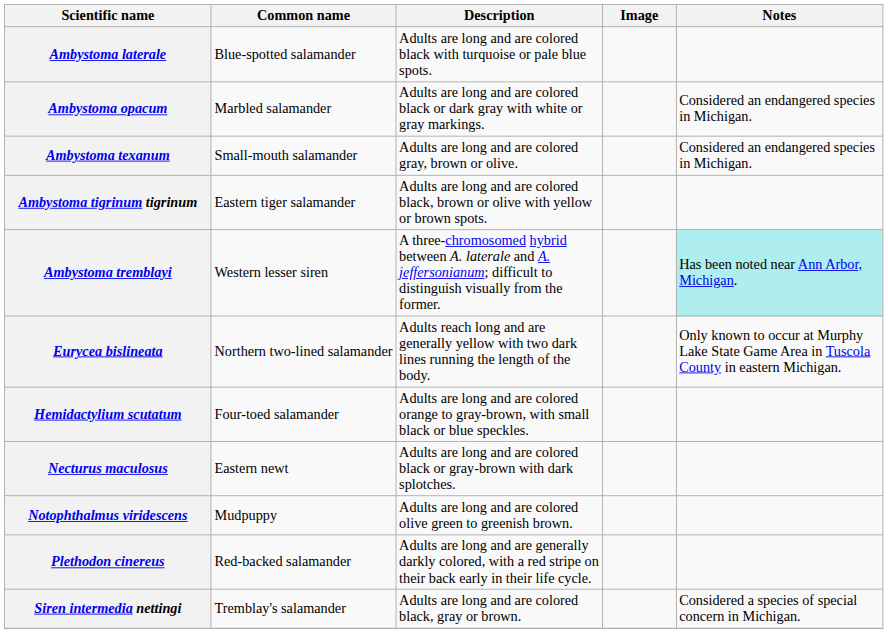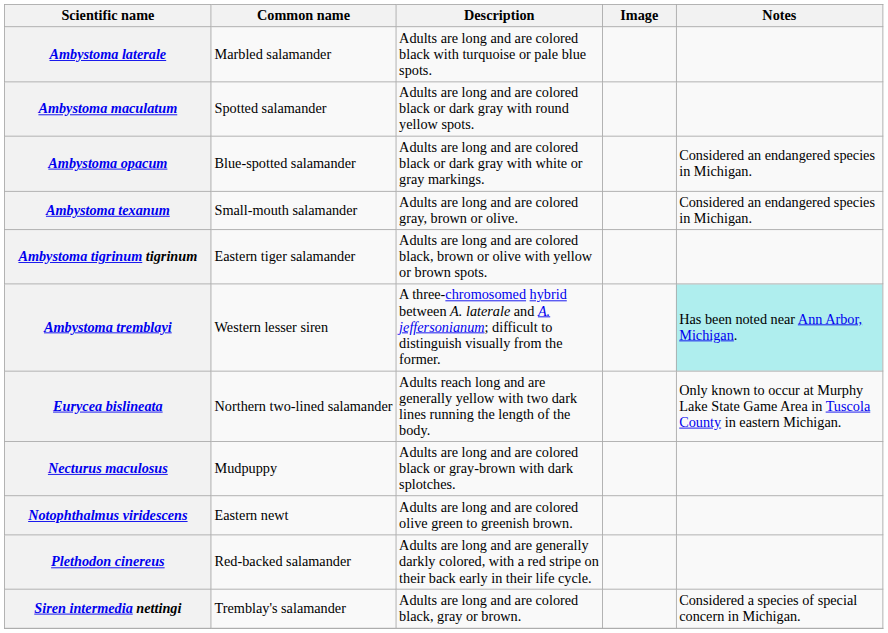(285, 54) Blue-spotted salamander -> (273, 54) Marbled salamander
+ row: (108, 109)
(273, 109) Marbled salamander -> (285, 163) Blue-spotted salamander
- row: (108, 414)
(252, 468) Eastern newt -> (246, 468) Mudpuppy
(246, 515) Mudpuppy -> (252, 515) Eastern newt
